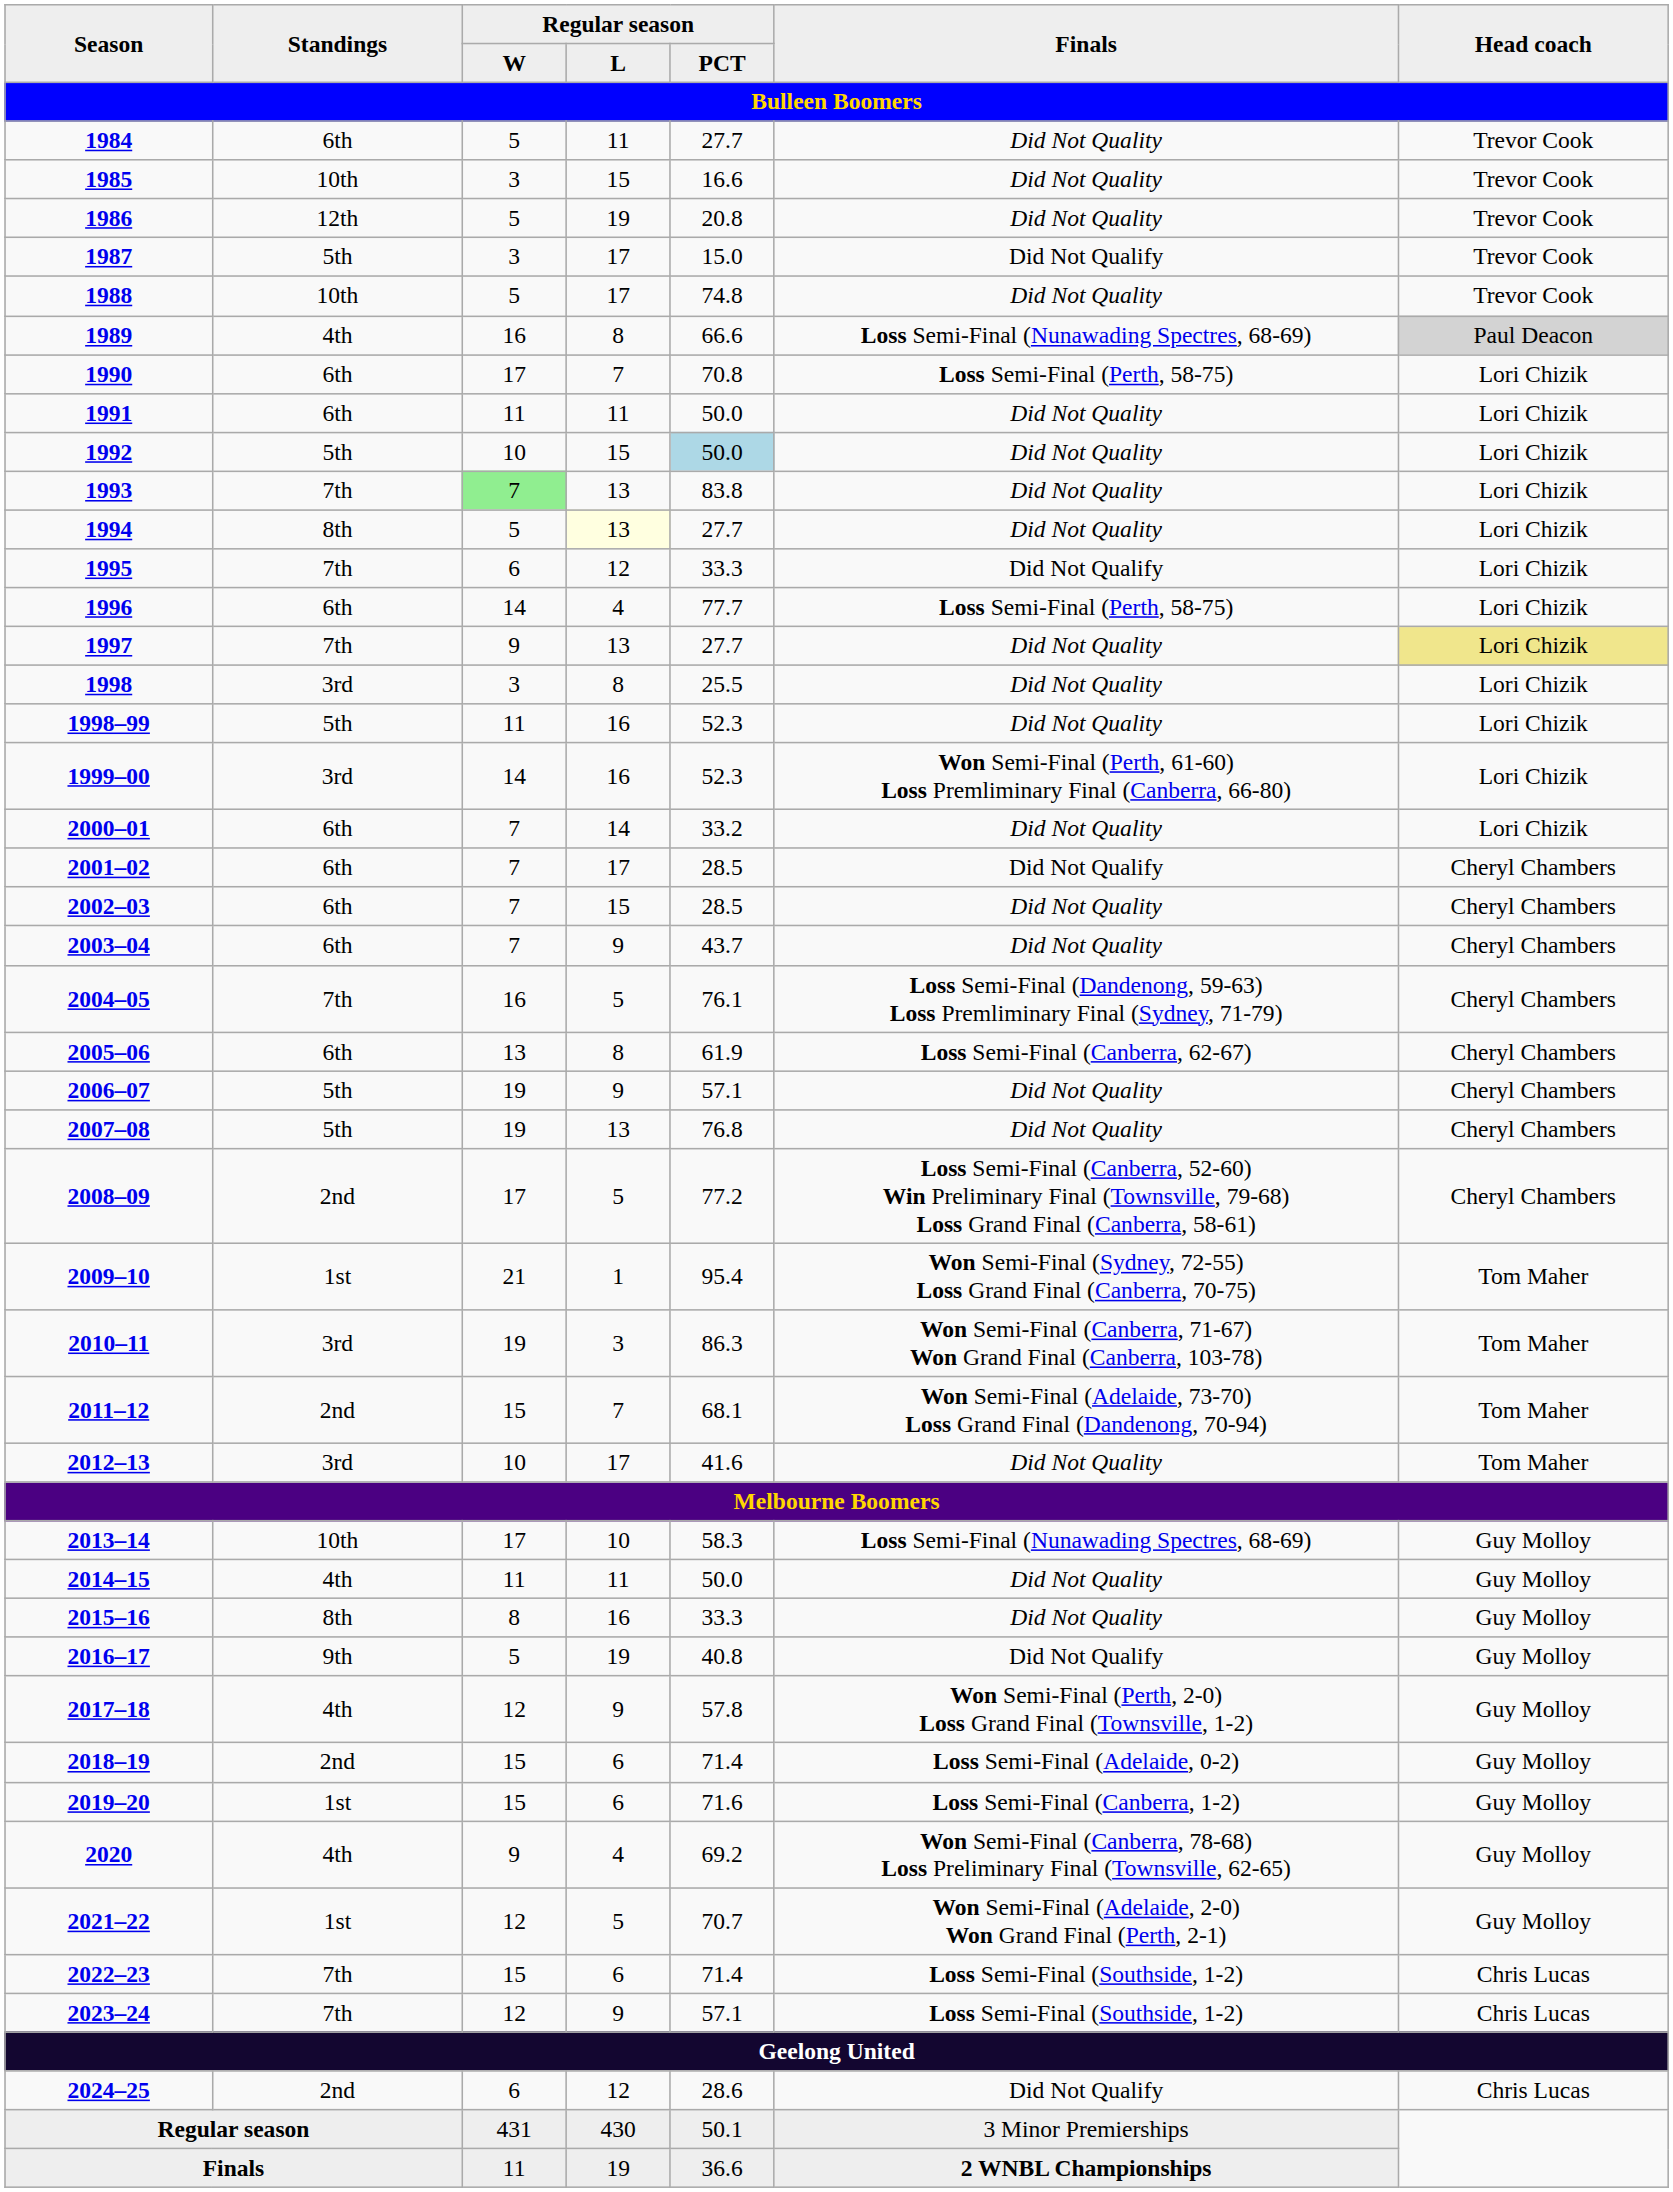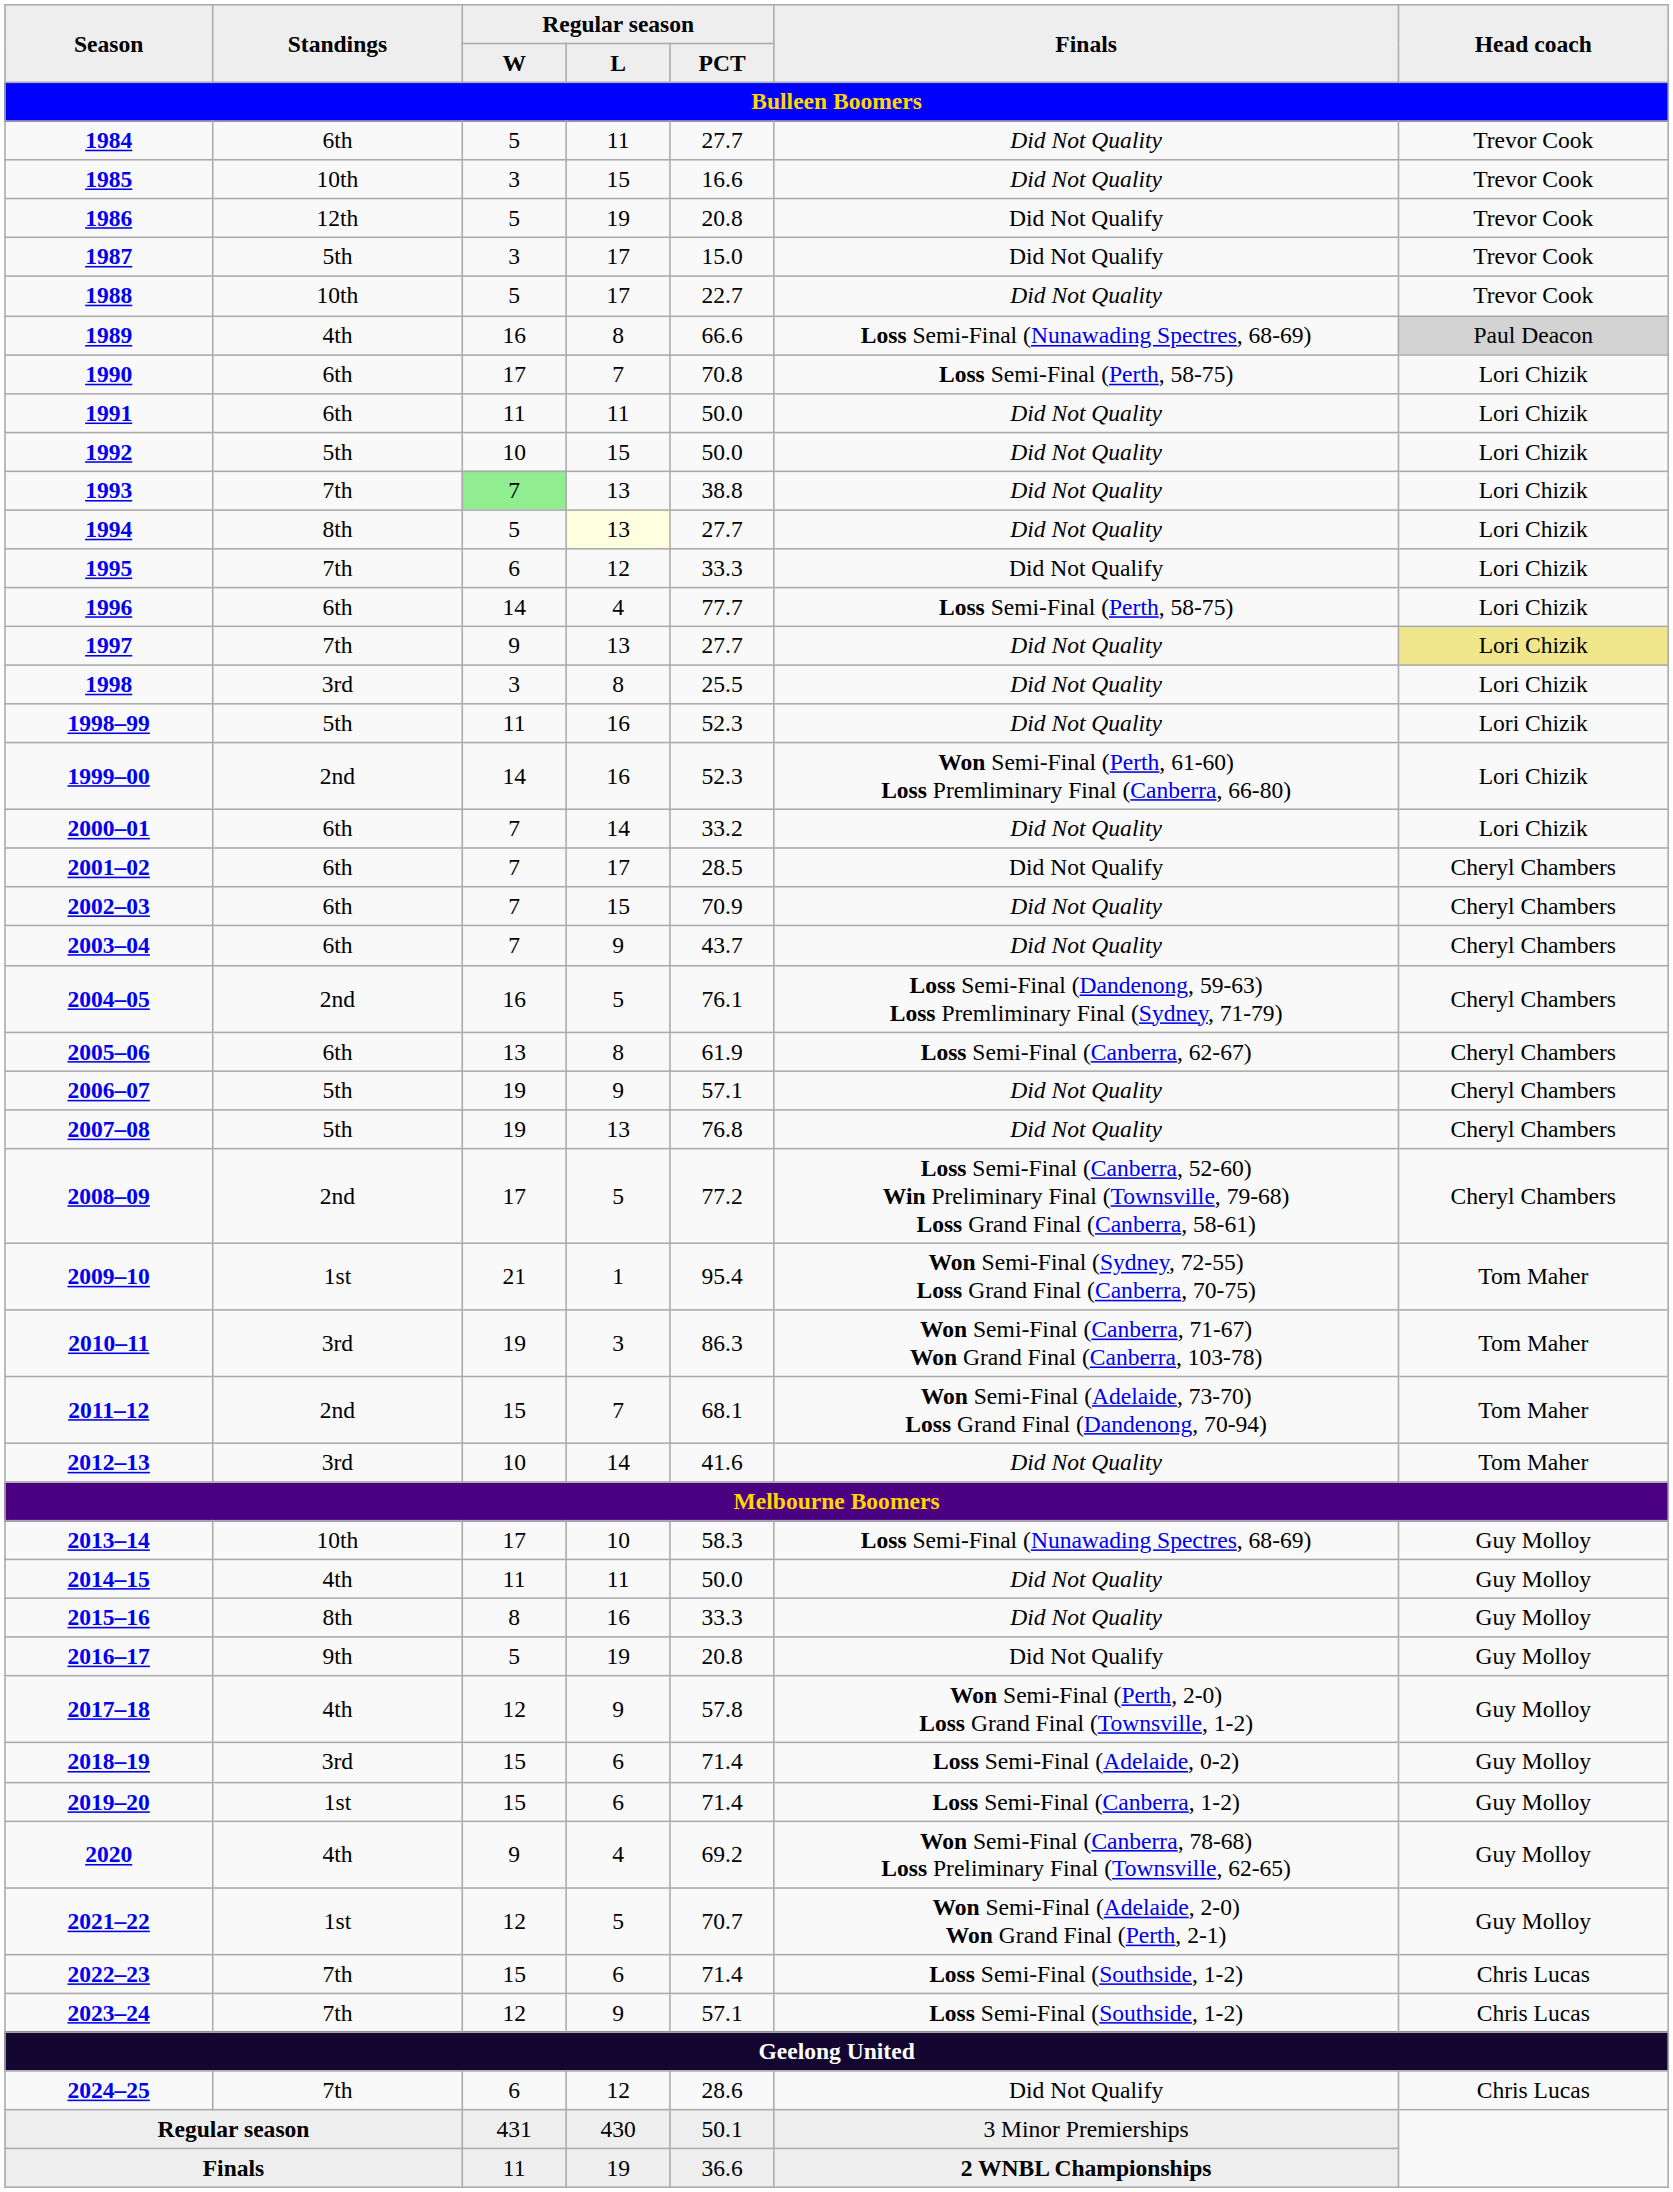(1086, 218) Did Not Quality -> (1086, 218) Did Not Qualify
(722, 296) 74.8 -> (722, 296) 22.7
(722, 451) lightblue background -> (722, 451) no background
(722, 490) 83.8 -> (722, 490) 38.8
(337, 776) 3rd -> (337, 776) 2nd
(722, 906) 28.5 -> (722, 906) 70.9
(337, 998) 7th -> (337, 998) 2nd
(618, 1462) 17 -> (618, 1462) 14
(722, 1656) 40.8 -> (722, 1656) 20.8
(337, 1762) 2nd -> (337, 1762) 3rd
(722, 1801) 71.6 -> (722, 1801) 71.4
(337, 2090) 2nd -> (337, 2090) 7th
